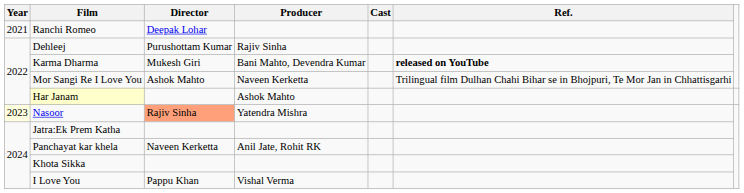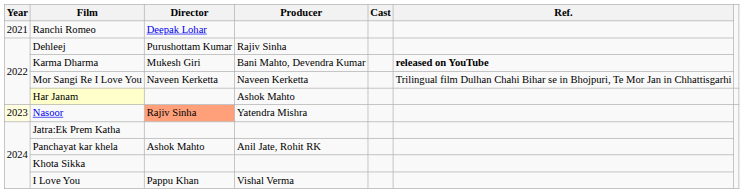(176, 79) Ashok Mahto -> (182, 79) Naveen Kerketta
(182, 146) Naveen Kerketta -> (176, 146) Ashok Mahto
